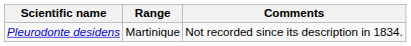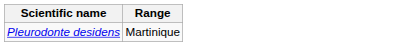- column: (294, 13)
